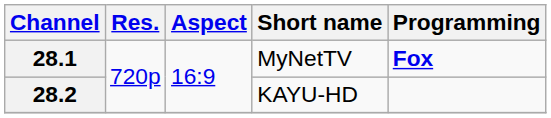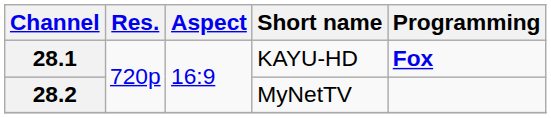(305, 58) MyNetTV -> (308, 58) KAYU-HD
(308, 94) KAYU-HD -> (305, 94) MyNetTV
